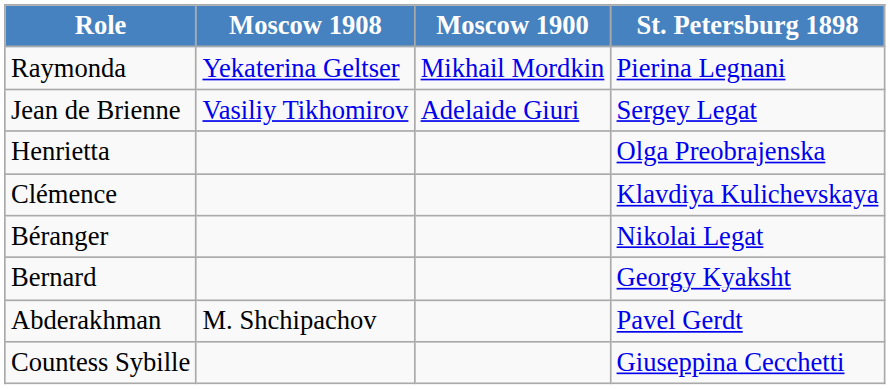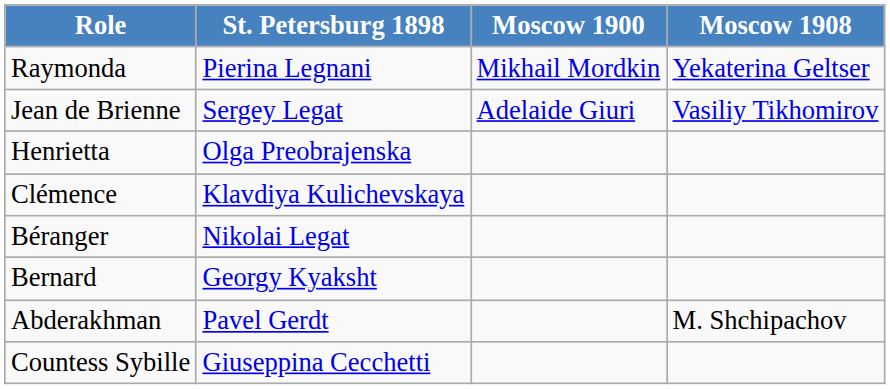columns swapped: (748, 25) <-> (305, 25)
